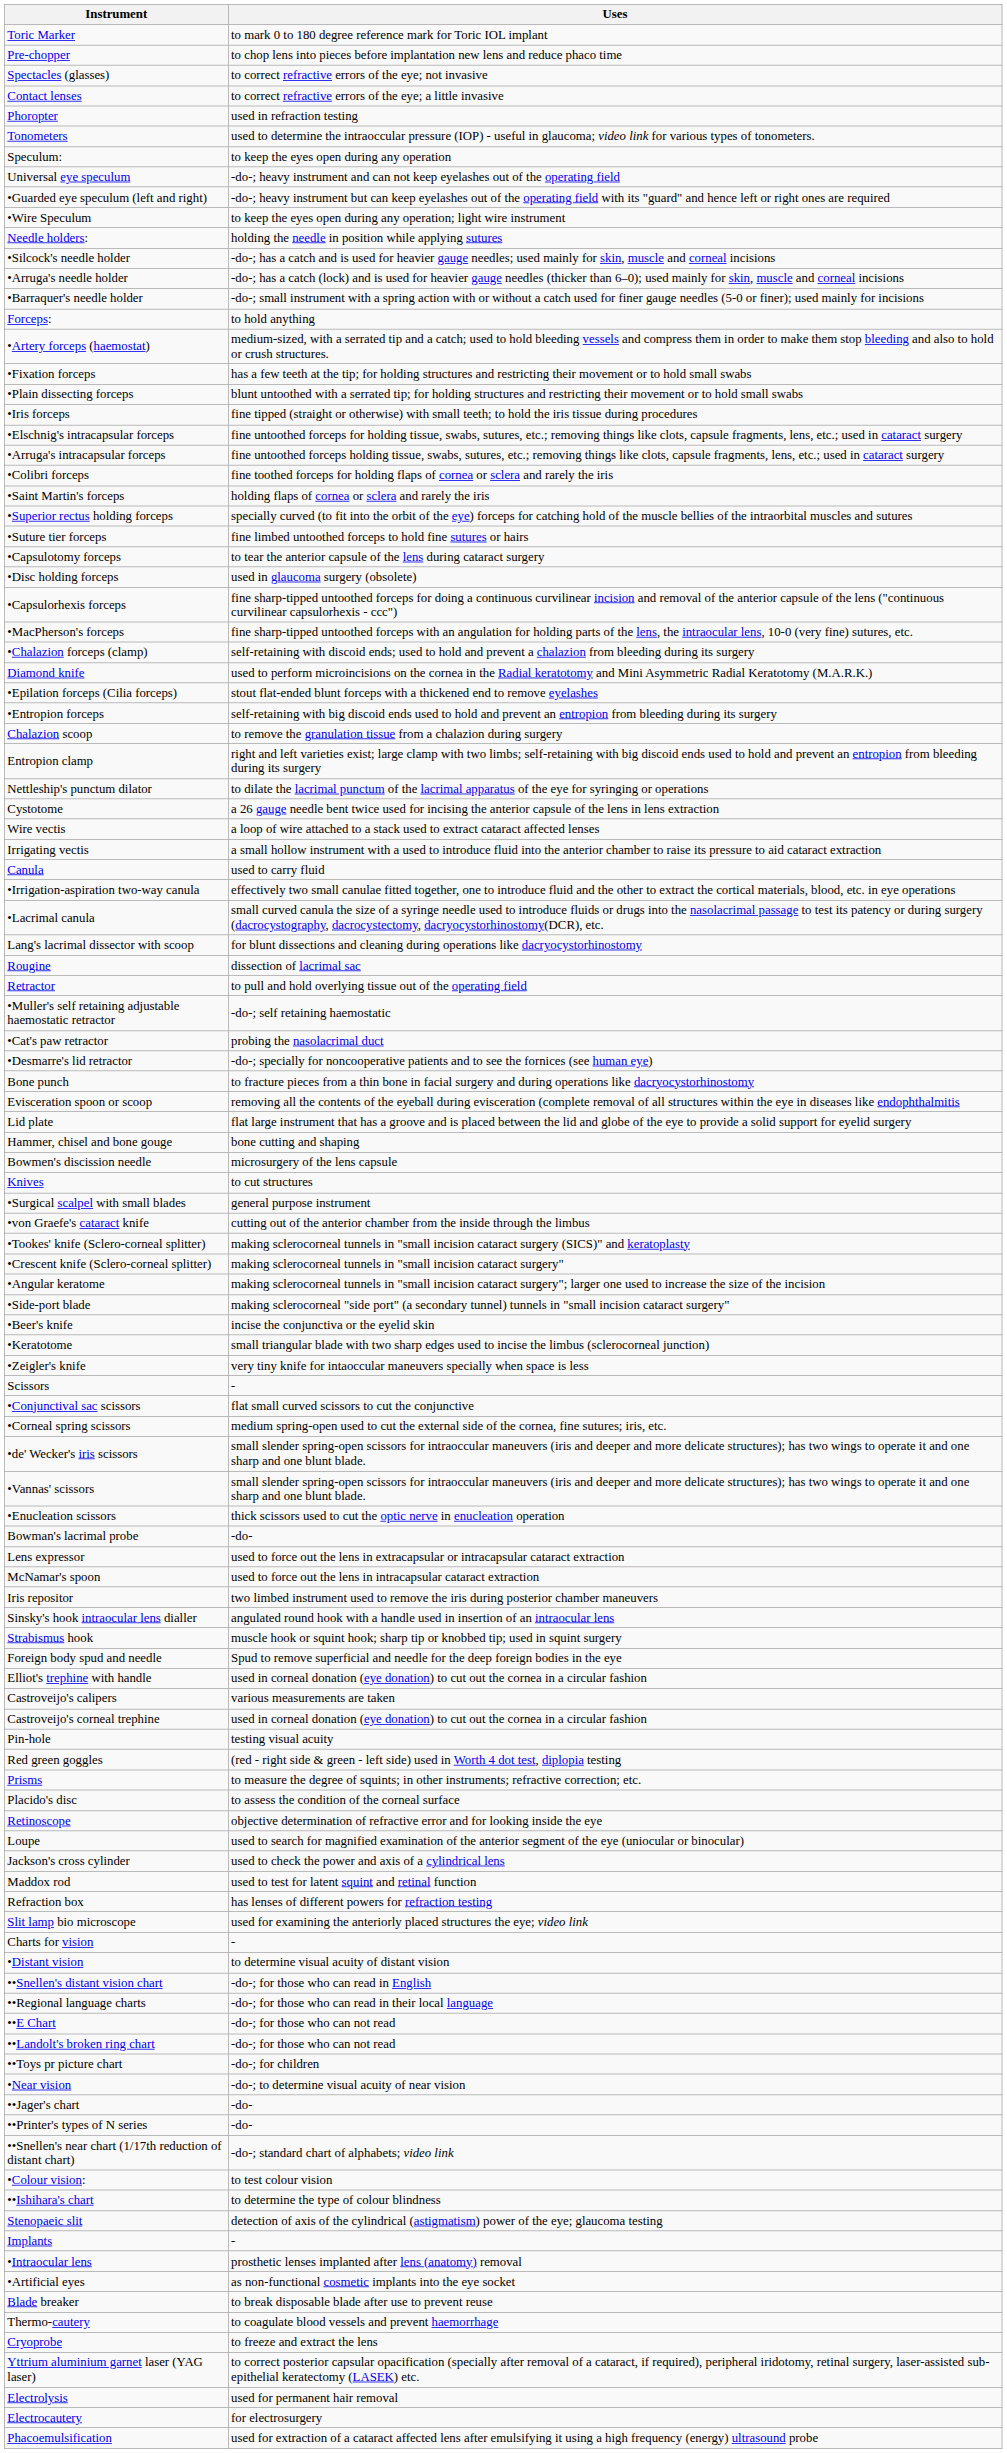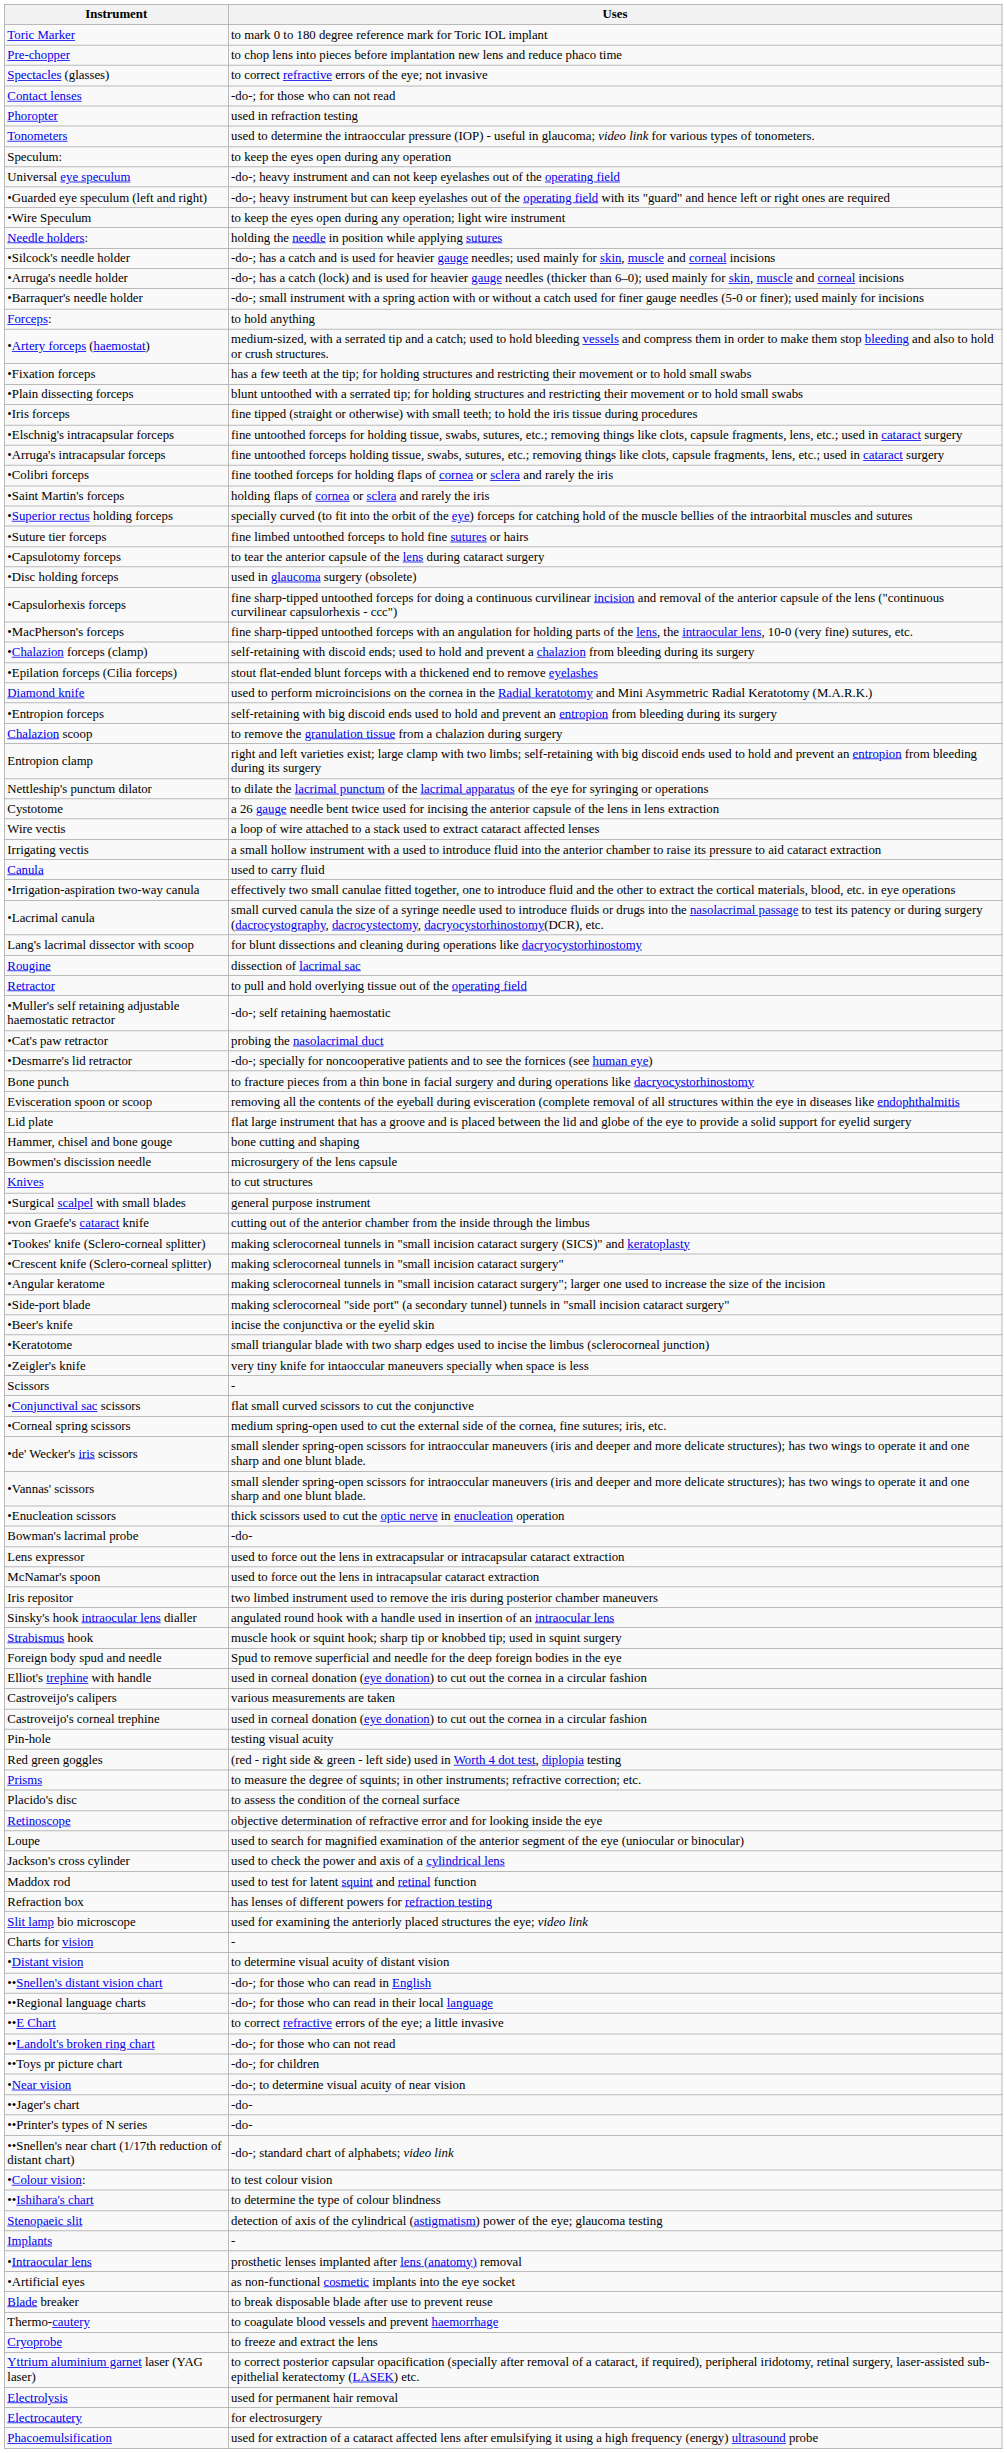(367, 95) to correct refractive errors of the eye; a little invasive -> (313, 95) -do-; for those who can not read
rows swapped: (46, 672) <-> (92, 693)
(313, 2023) -do-; for those who can not read -> (367, 2023) to correct refractive errors of the eye; a little invasive
